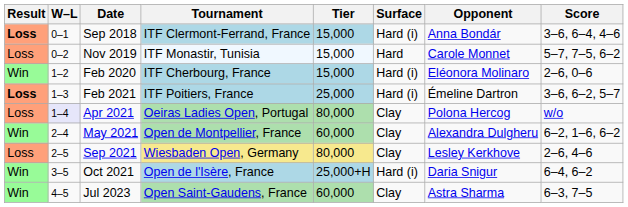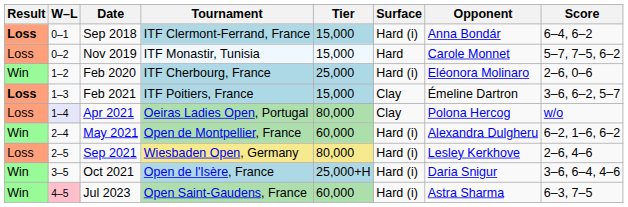(582, 34) 3–6, 6–4, 4–6 -> (568, 34) 6–4, 6–2
(335, 73) 15,000 -> (335, 73) 25,000
(335, 93) 25,000 -> (335, 93) 15,000
(397, 93) Hard (i) -> (389, 93) Clay
(389, 133) Clay -> (397, 133) Hard (i)
(389, 152) Clay -> (397, 152) Hard (i)
(568, 172) 6–4, 6–2 -> (582, 172) 3–6, 6–4, 4–6
(60, 193) no background -> (60, 193) pink background
(389, 192) Clay -> (397, 192) Hard (i)
